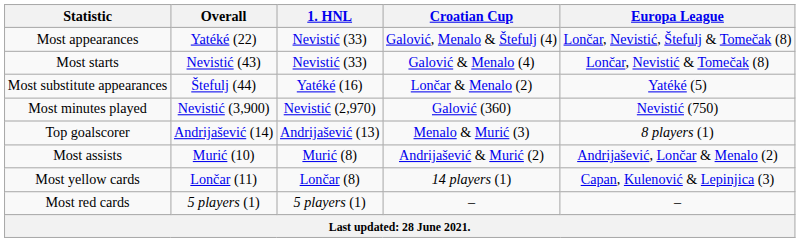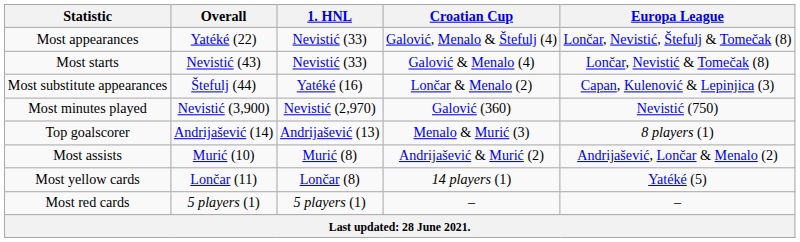(677, 85) Yatéké (5) -> (677, 85) Capan, Kulenović & Lepinjica (3)
(677, 179) Capan, Kulenović & Lepinjica (3) -> (677, 179) Yatéké (5)
